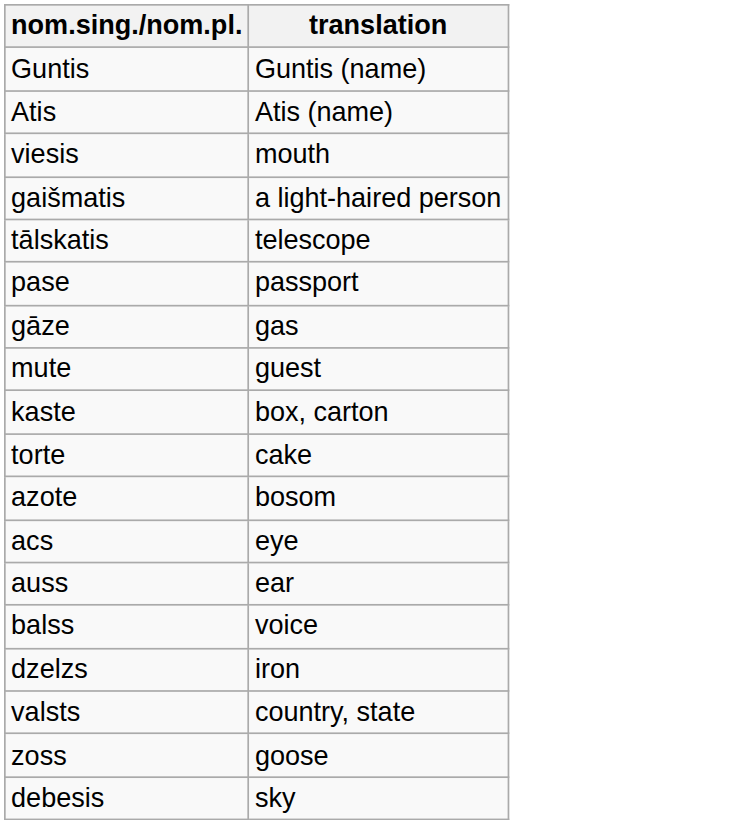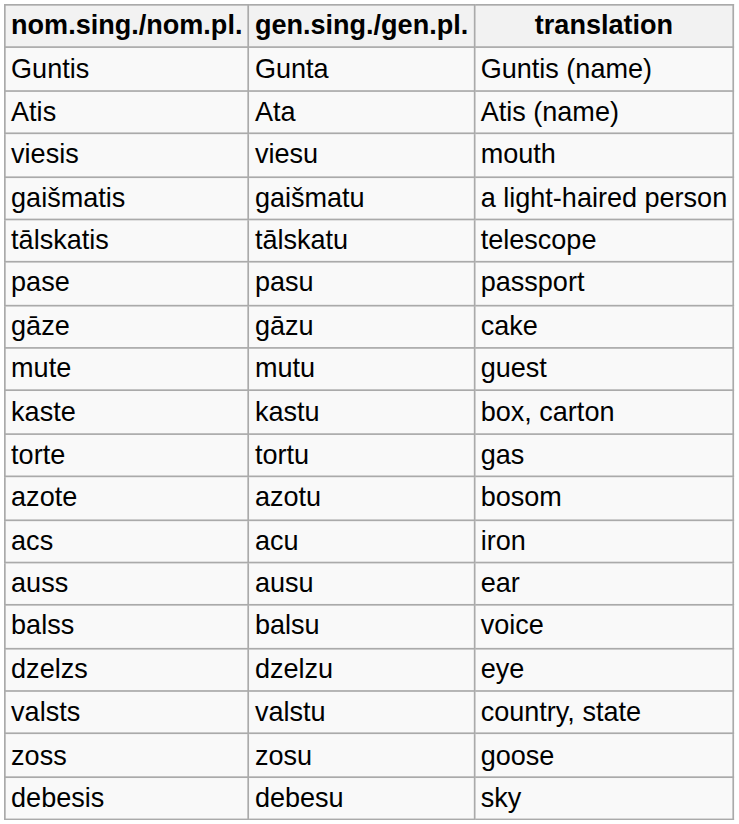+ column: (362, 25)
(277, 326) gas -> (509, 326) cake
(283, 454) cake -> (502, 454) gas
(277, 540) eye -> (503, 540) iron
(277, 669) iron -> (502, 669) eye
